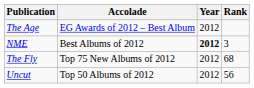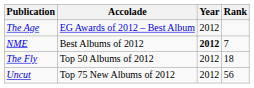(226, 43) 3 -> (226, 43) 7
(117, 59) Top 75 New Albums of 2012 -> (107, 59) Top 50 Albums of 2012
(229, 59) 68 -> (229, 59) 18
(107, 75) Top 50 Albums of 2012 -> (117, 75) Top 75 New Albums of 2012
